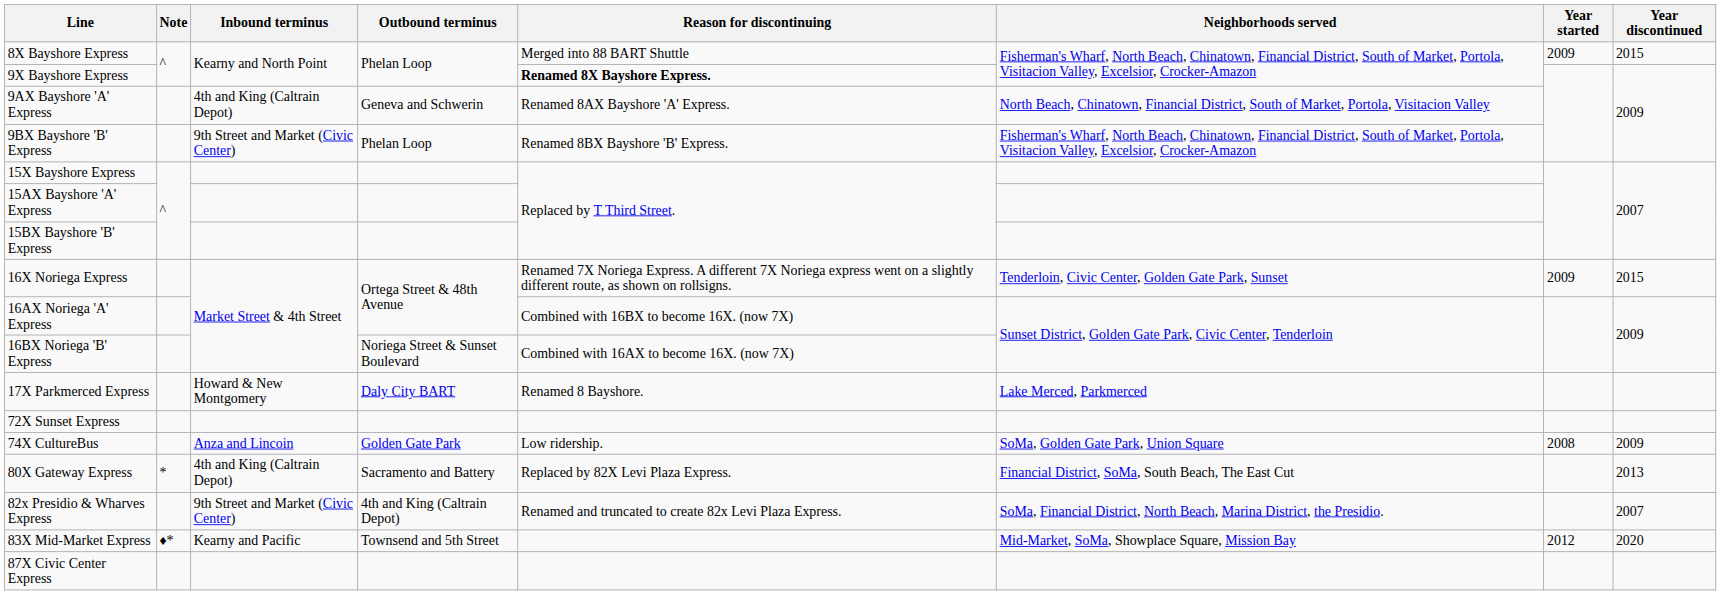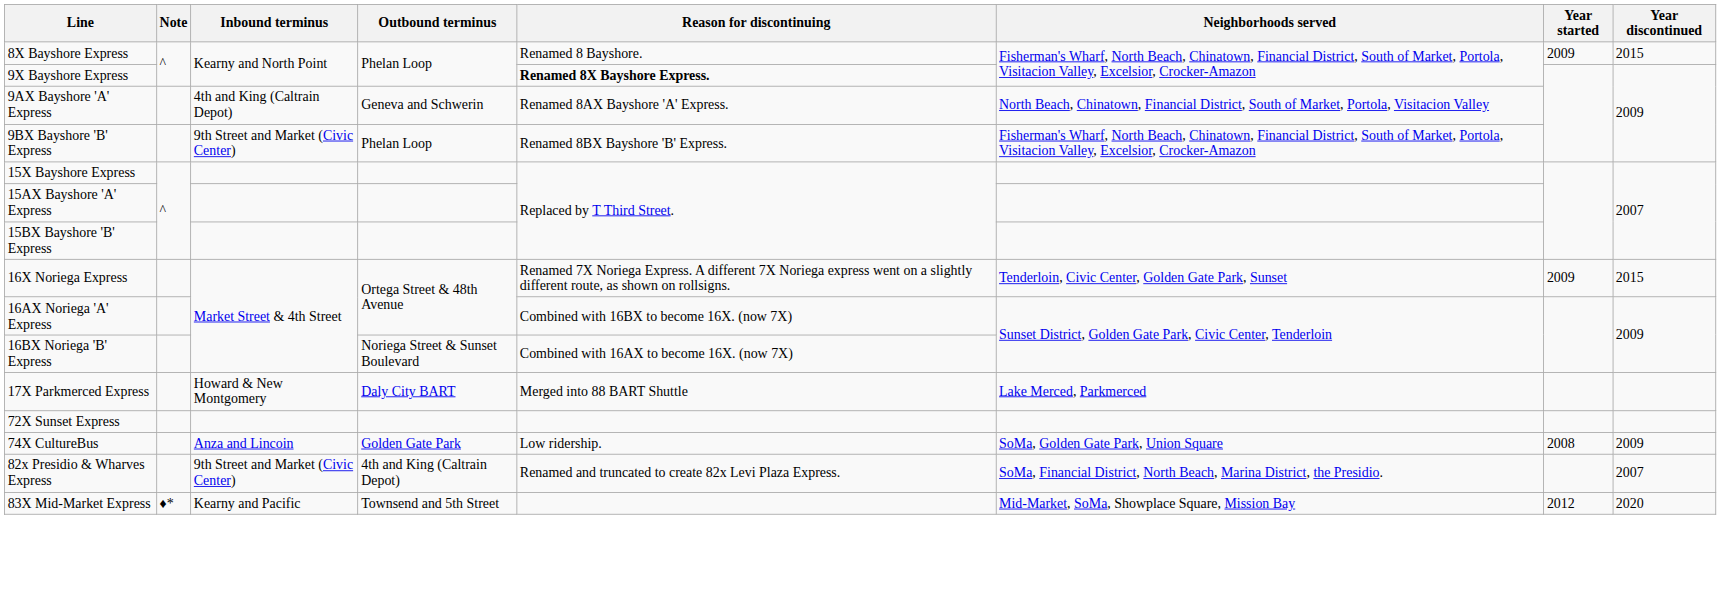(605, 53) Merged into 88 BART Shuttle -> (581, 53) Renamed 8 Bayshore.
(582, 391) Renamed 8 Bayshore. -> (604, 391) Merged into 88 BART Shuttle
- row: (70, 473)
- row: (57, 570)
